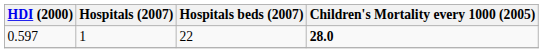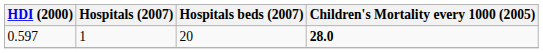(186, 36) 22 -> (186, 36) 20
